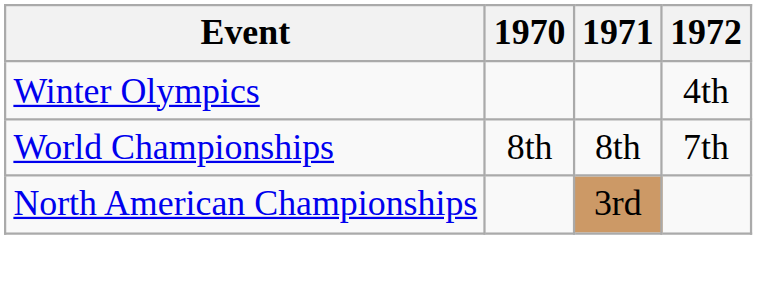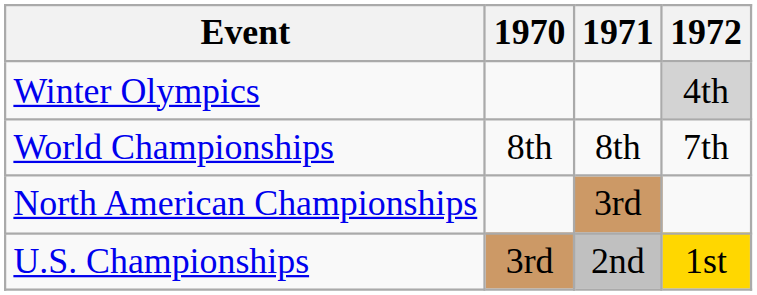(706, 89) no background -> (706, 89) lightgrey background
+ row: (161, 260)
